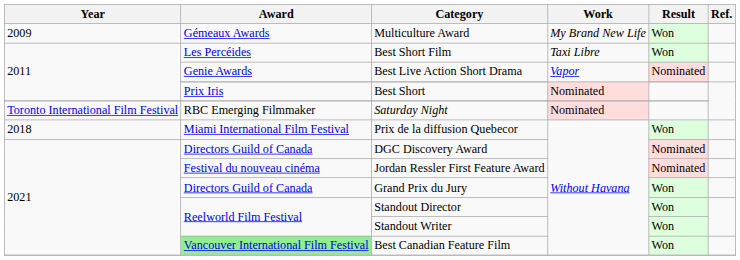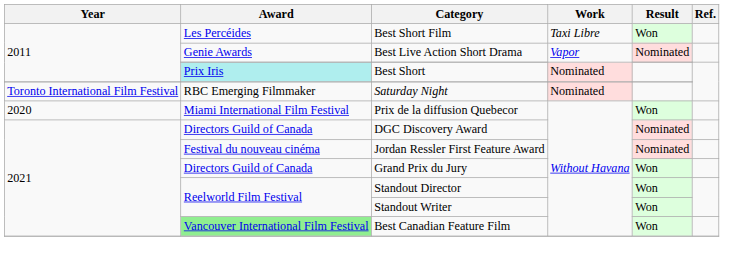- row: (422, 33)
(204, 91) no background -> (204, 71) paleturquoise background
(19, 129) 2018 -> (19, 110) 2020
